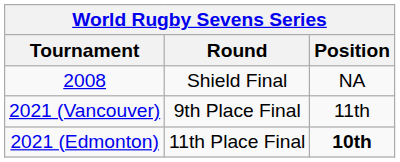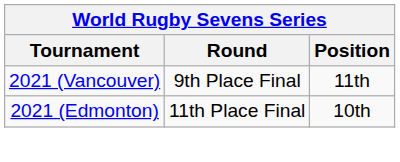- row: (85, 80)
(352, 141) bold -> (352, 111) normal
